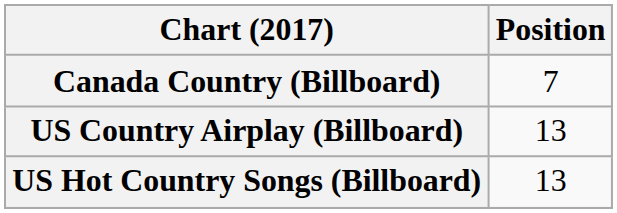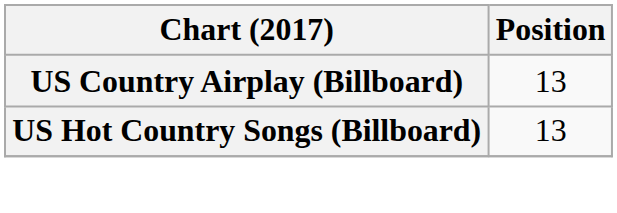- row: (247, 80)
